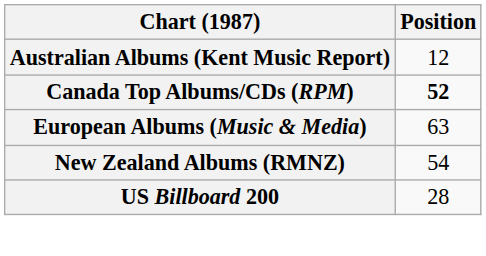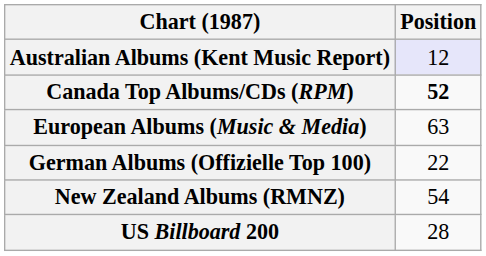(438, 57) no background -> (438, 57) lavender background
+ row: (200, 162)
